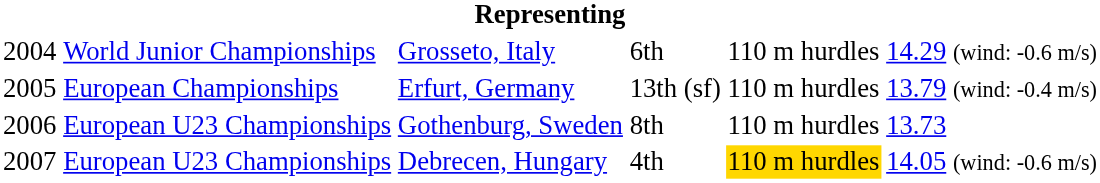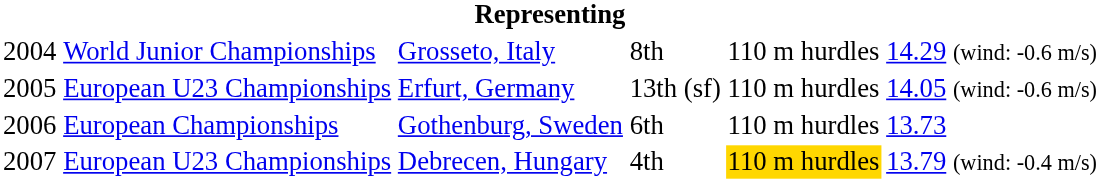(647, 51) 6th -> (647, 51) 8th
(201, 88) European Championships -> (227, 88) European U23 Championships
(992, 88) 13.79 (wind: -0.4 m/s) -> (992, 88) 14.05 (wind: -0.6 m/s)
(227, 124) European U23 Championships -> (201, 124) European Championships
(647, 124) 8th -> (647, 124) 6th
(992, 161) 14.05 (wind: -0.6 m/s) -> (992, 161) 13.79 (wind: -0.4 m/s)
